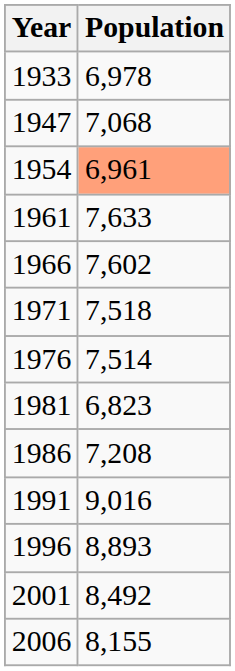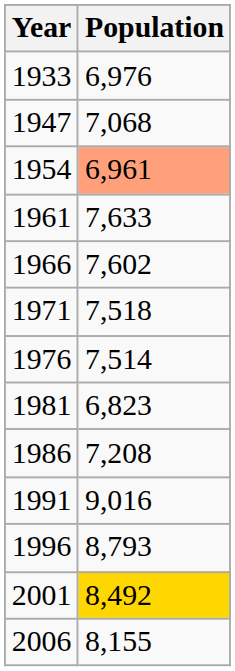(119, 75) 6,978 -> (119, 75) 6,976
(119, 547) 8,893 -> (119, 547) 8,793
(119, 594) no background -> (119, 594) gold background
